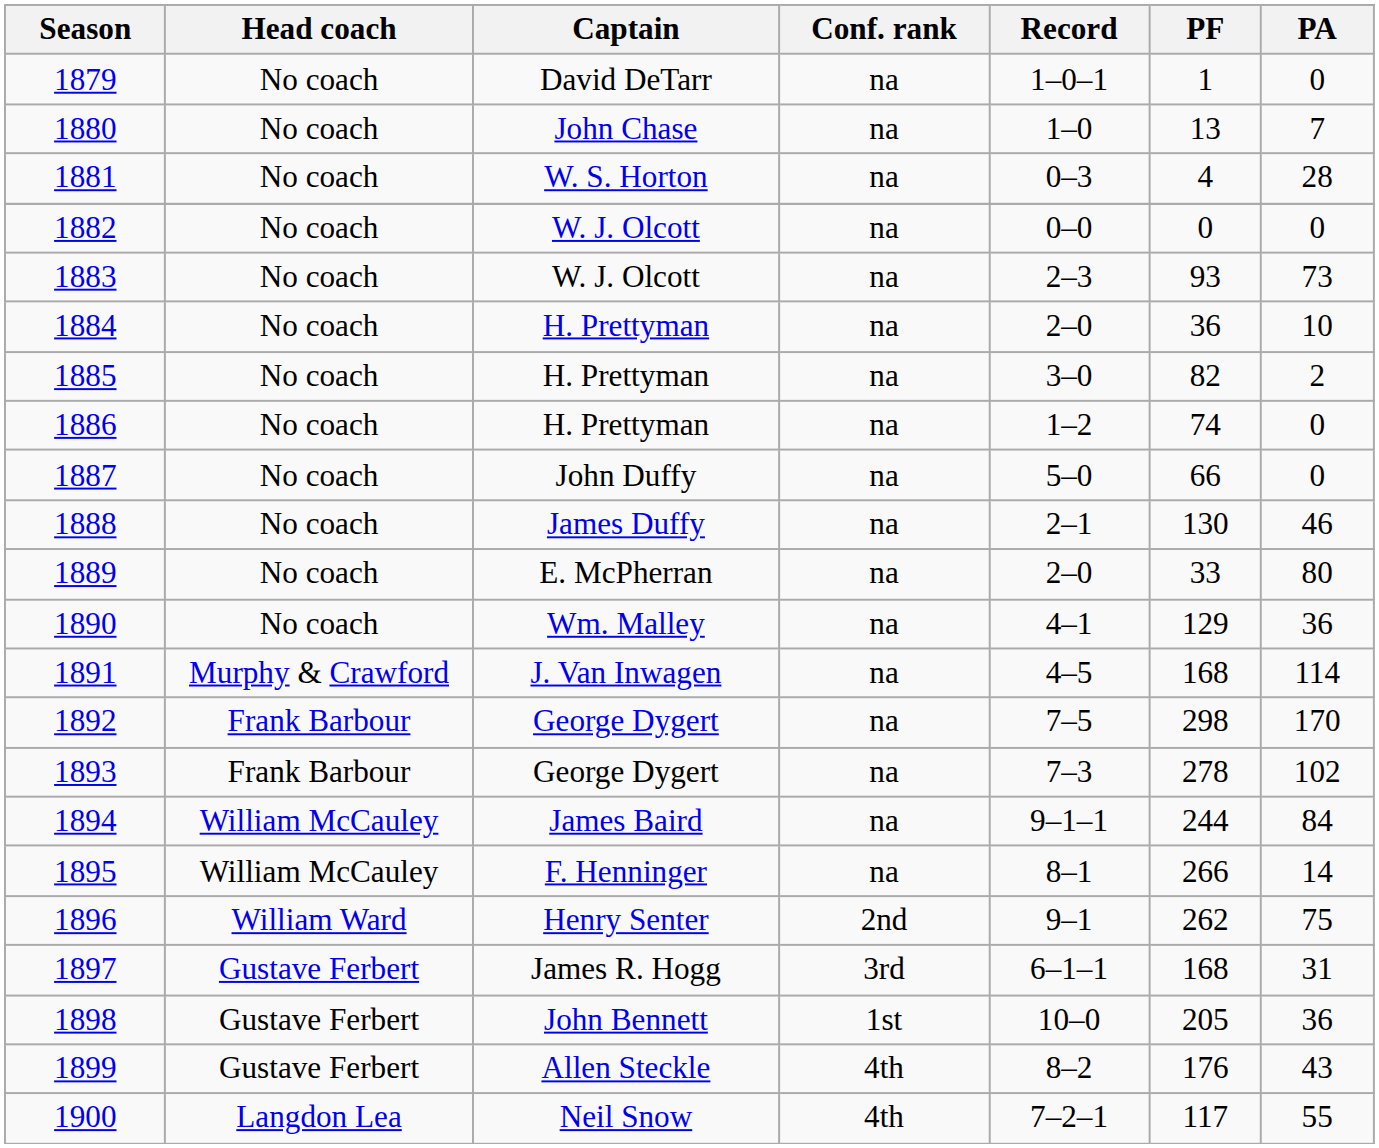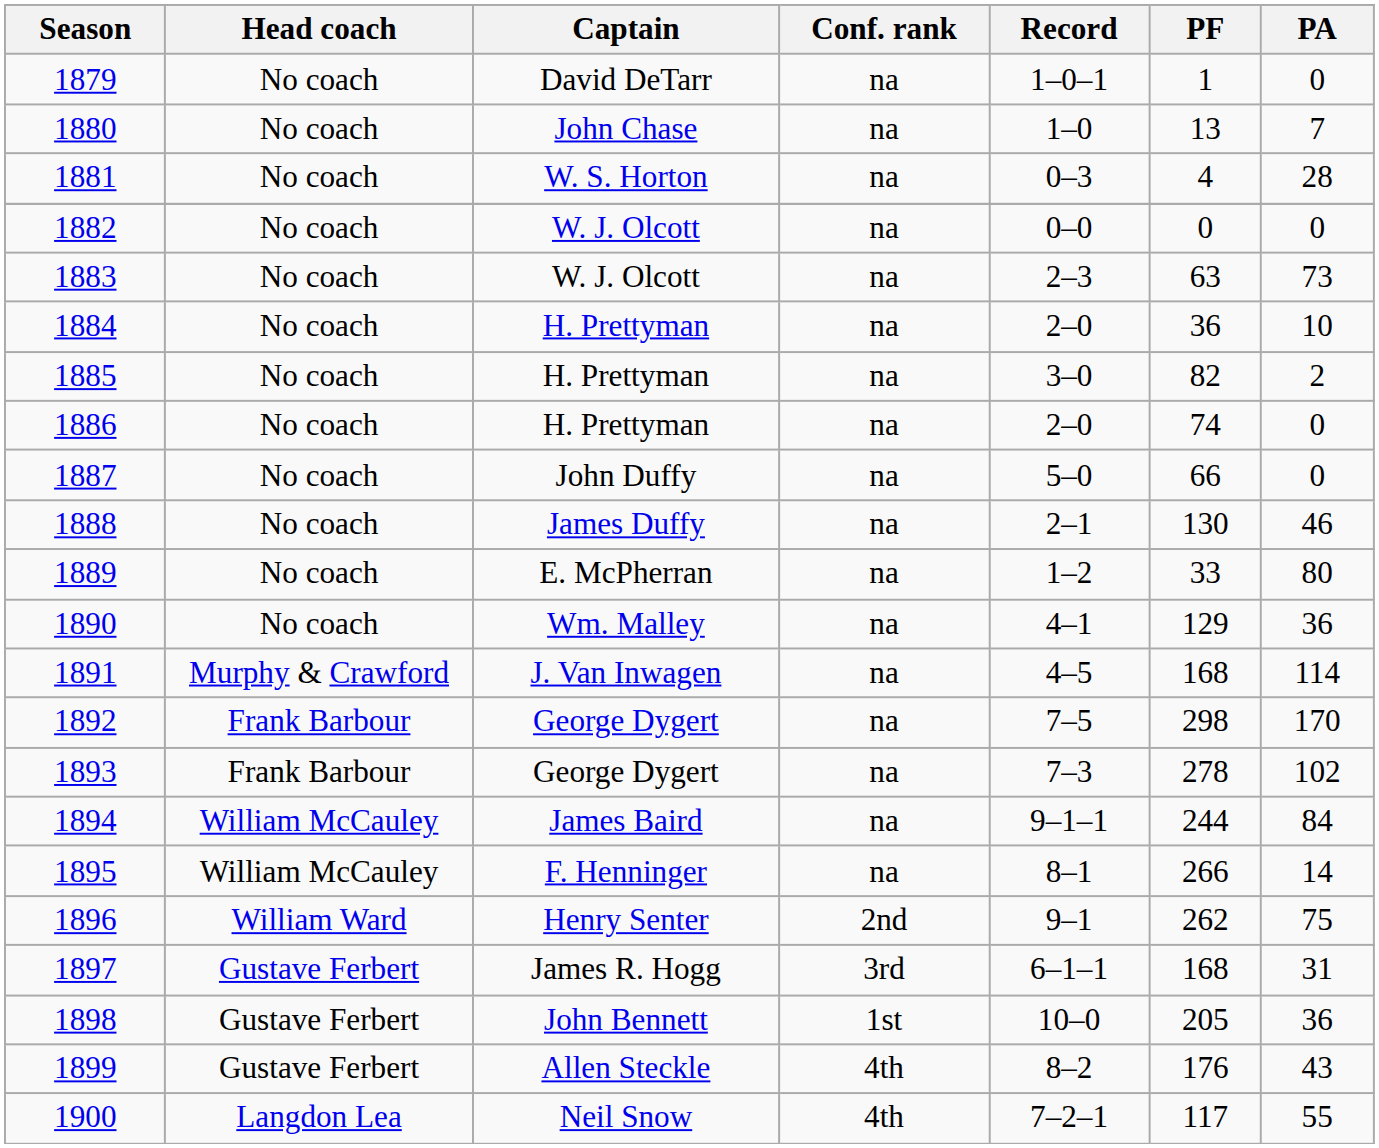(1205, 276) 93 -> (1205, 276) 63
(1069, 425) 1–2 -> (1069, 425) 2–0
(1069, 573) 2–0 -> (1069, 573) 1–2
